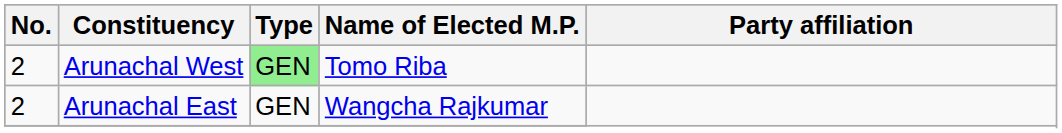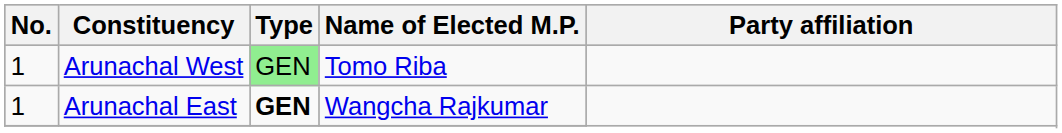(18, 66) 2 -> (18, 66) 1
(18, 106) 2 -> (18, 106) 1
(283, 106) normal -> (283, 106) bold
